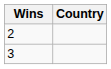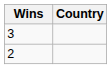rows swapped: (11, 53) <-> (11, 34)
